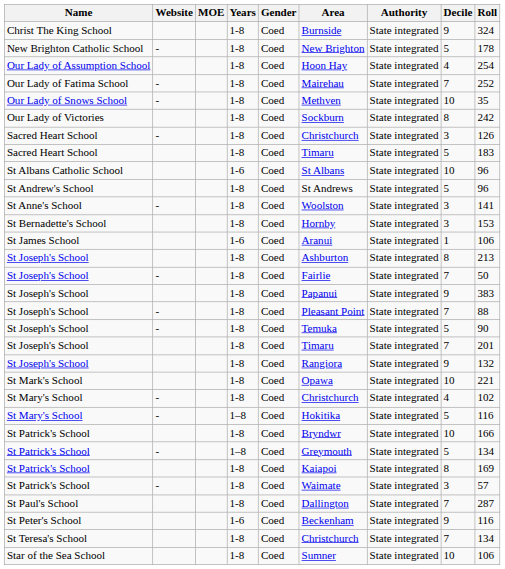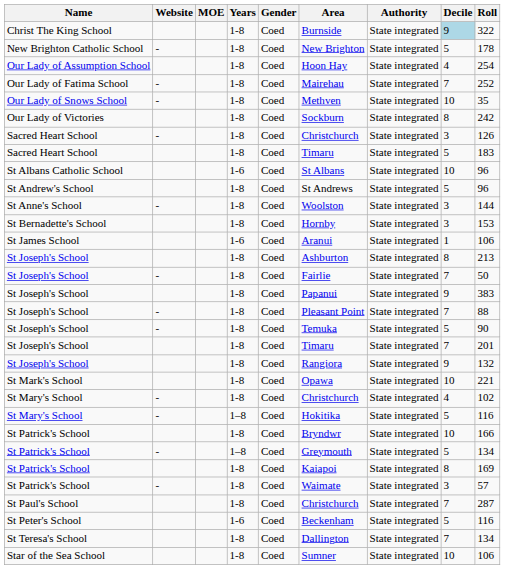(446, 30) no background -> (446, 30) lightblue background
(486, 30) 324 -> (486, 30) 322
(486, 205) 141 -> (486, 205) 144
(325, 503) Dallington -> (330, 503) Christchurch
(446, 521) 9 -> (446, 521) 5
(330, 538) Christchurch -> (325, 538) Dallington
